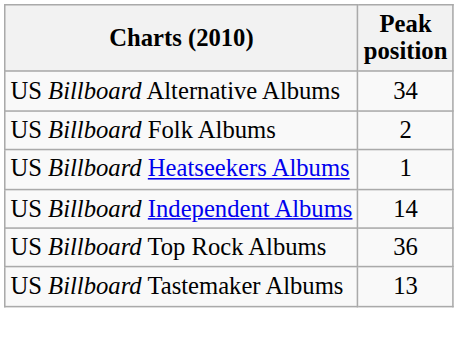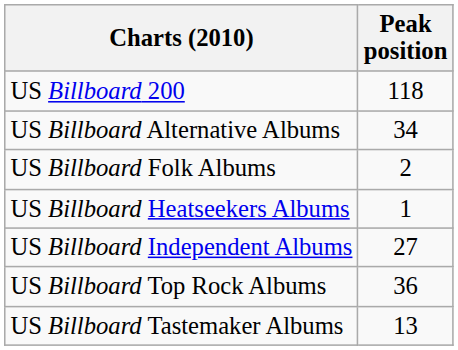+ row: (98, 90)
(406, 208) 14 -> (406, 247) 27
